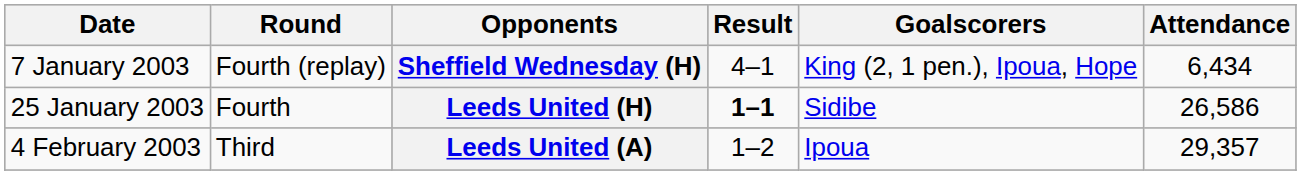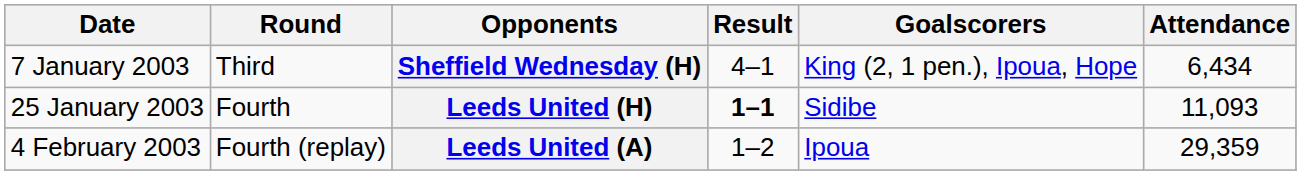(301, 66) Fourth (replay) -> (245, 66) Third
(1220, 107) 26,586 -> (1220, 107) 11,093
(245, 148) Third -> (301, 148) Fourth (replay)
(1220, 148) 29,357 -> (1220, 148) 29,359
